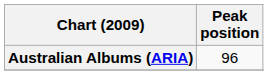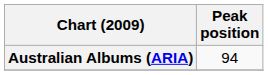(230, 57) 96 -> (230, 57) 94
